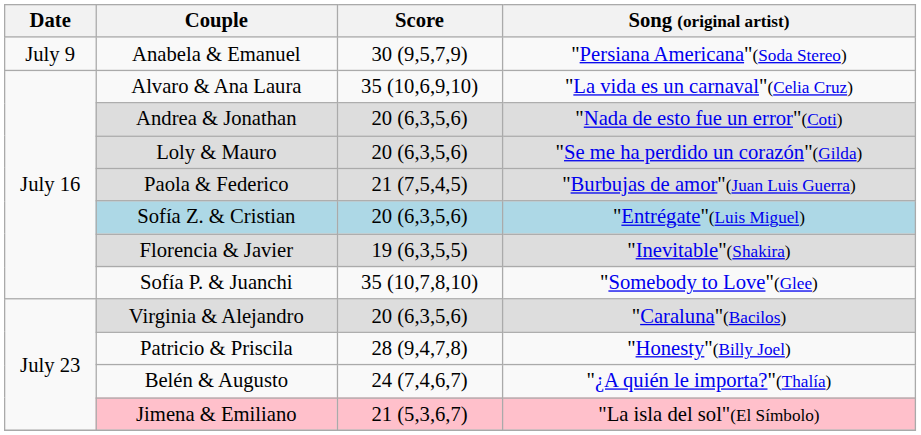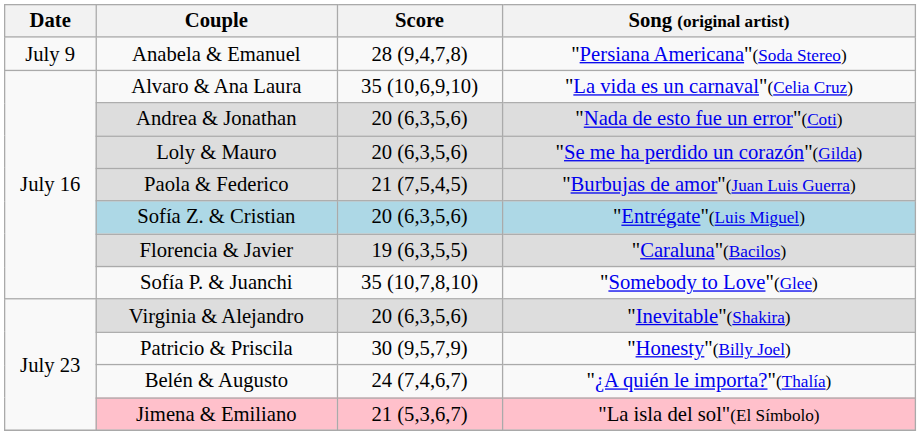(420, 53) 30 (9,5,7,9) -> (420, 53) 28 (9,4,7,8)
(709, 250) "Inevitable"(Shakira) -> (709, 250) "Caraluna"(Bacilos)
(709, 315) "Caraluna"(Bacilos) -> (709, 315) "Inevitable"(Shakira)
(420, 348) 28 (9,4,7,8) -> (420, 348) 30 (9,5,7,9)
